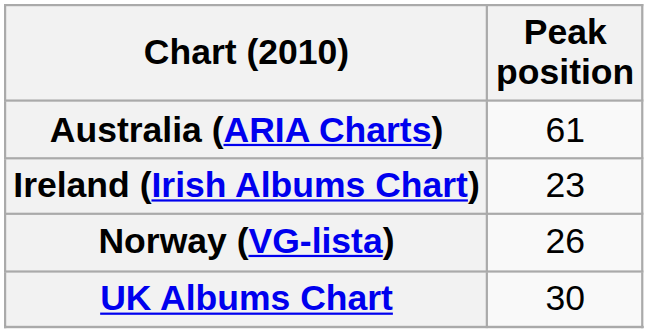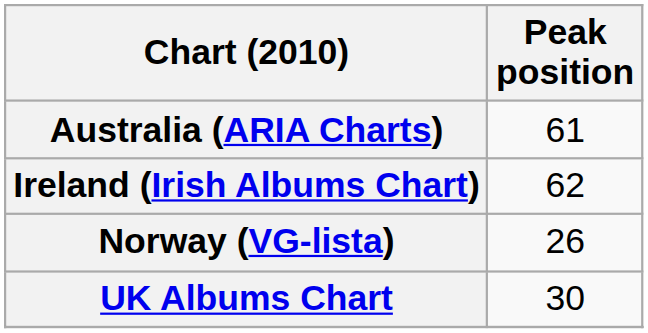(565, 185) 23 -> (565, 185) 62
